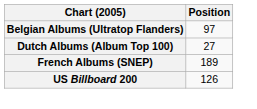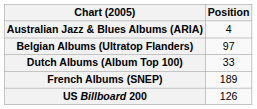+ row: (105, 29)
(209, 46) 27 -> (229, 63) 33
